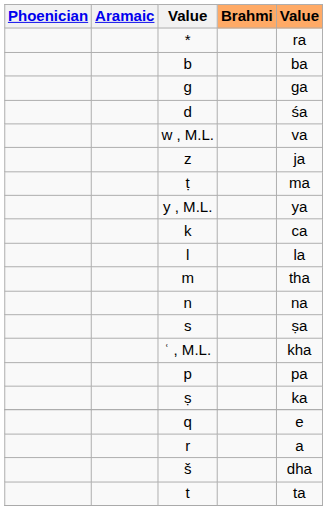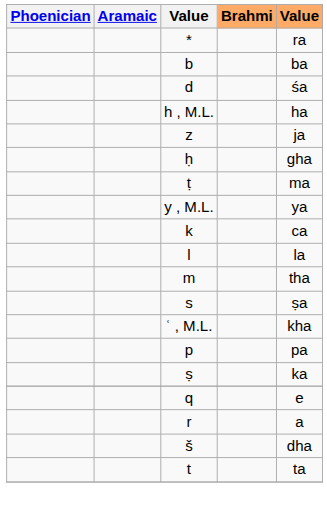- row: (188, 88)
+ row: (189, 111)
- row: (188, 135)
+ row: (189, 159)
- row: (188, 302)
